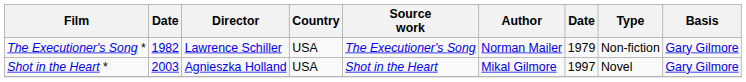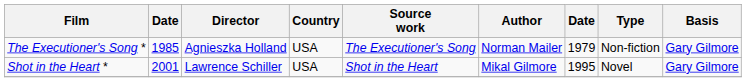(165, 47) 1982 -> (165, 47) 1985
(233, 47) Lawrence Schiller -> (236, 47) Agnieszka Holland
(165, 67) 2003 -> (165, 67) 2001
(236, 67) Agnieszka Holland -> (233, 67) Lawrence Schiller
(582, 67) 1997 -> (582, 67) 1995
